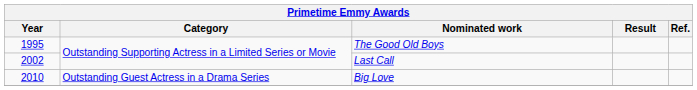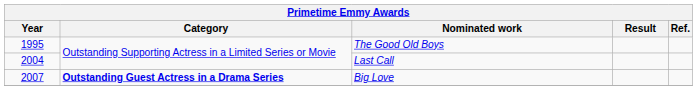(32, 61) 2002 -> (32, 61) 2004
(32, 77) 2010 -> (32, 77) 2007
(166, 77) normal -> (173, 77) bold
